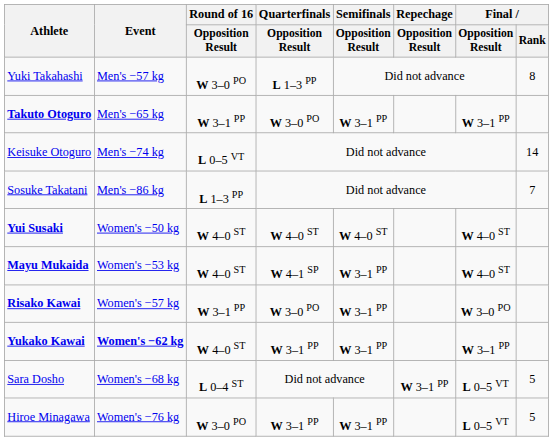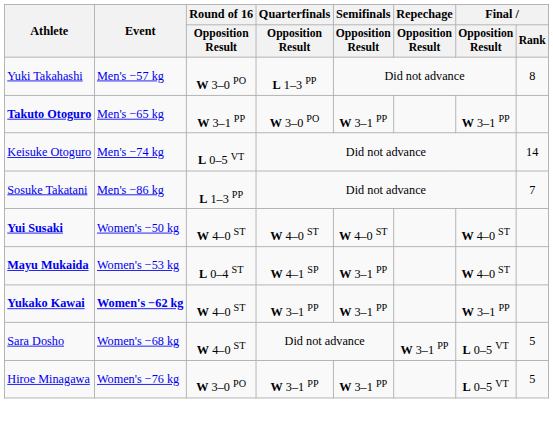(221, 273) W 4–0 ST -> (221, 273) L 0–4 ST
- row: (44, 303)
(221, 386) L 0–4 ST -> (221, 348) W 4–0 ST
